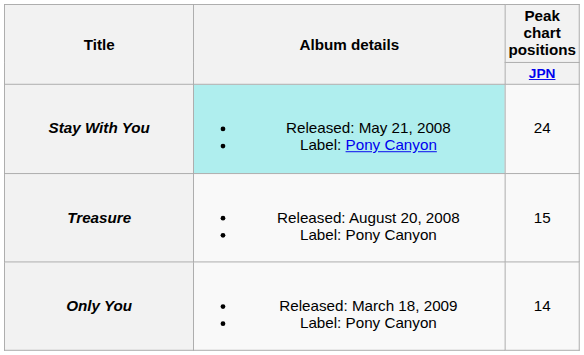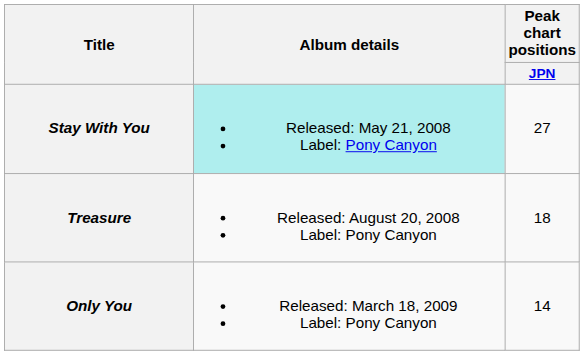(542, 128) 24 -> (542, 128) 27
(542, 217) 15 -> (542, 217) 18
